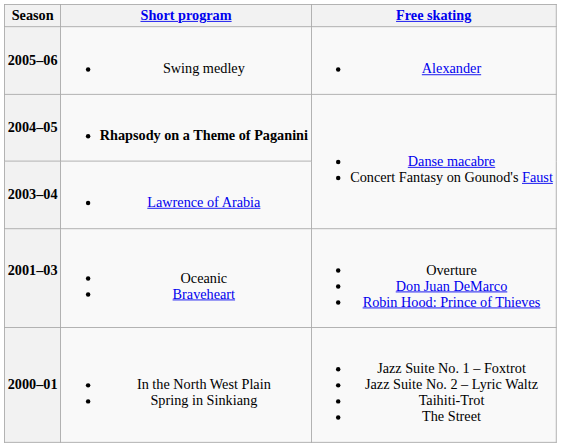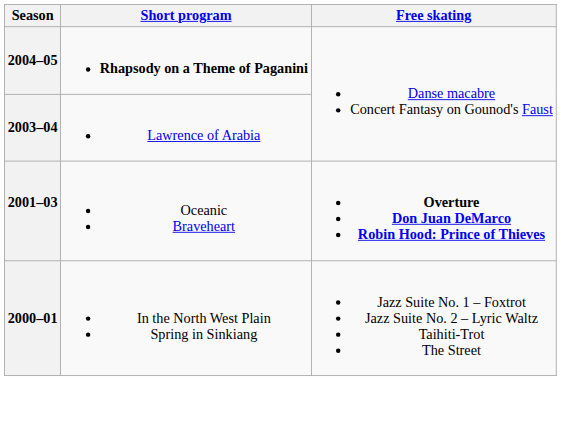- row: (33, 60)
(434, 286) normal -> (434, 219) bold
